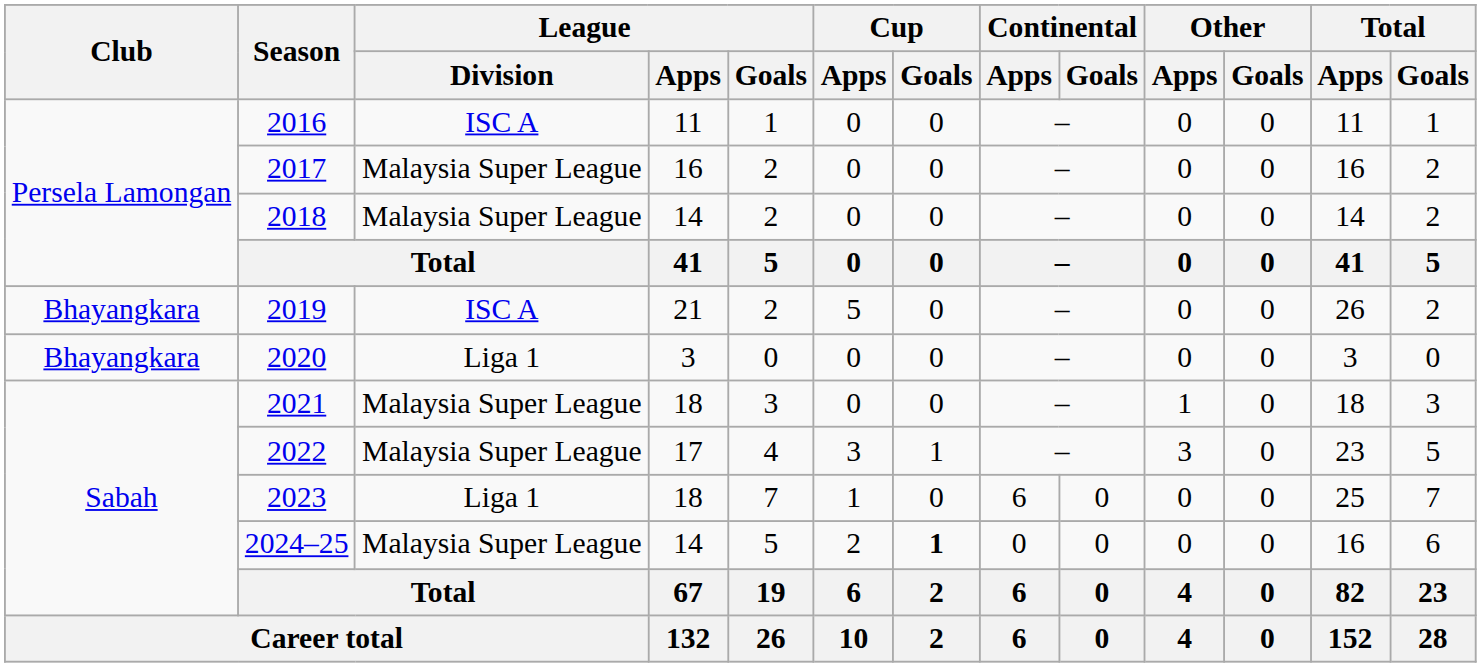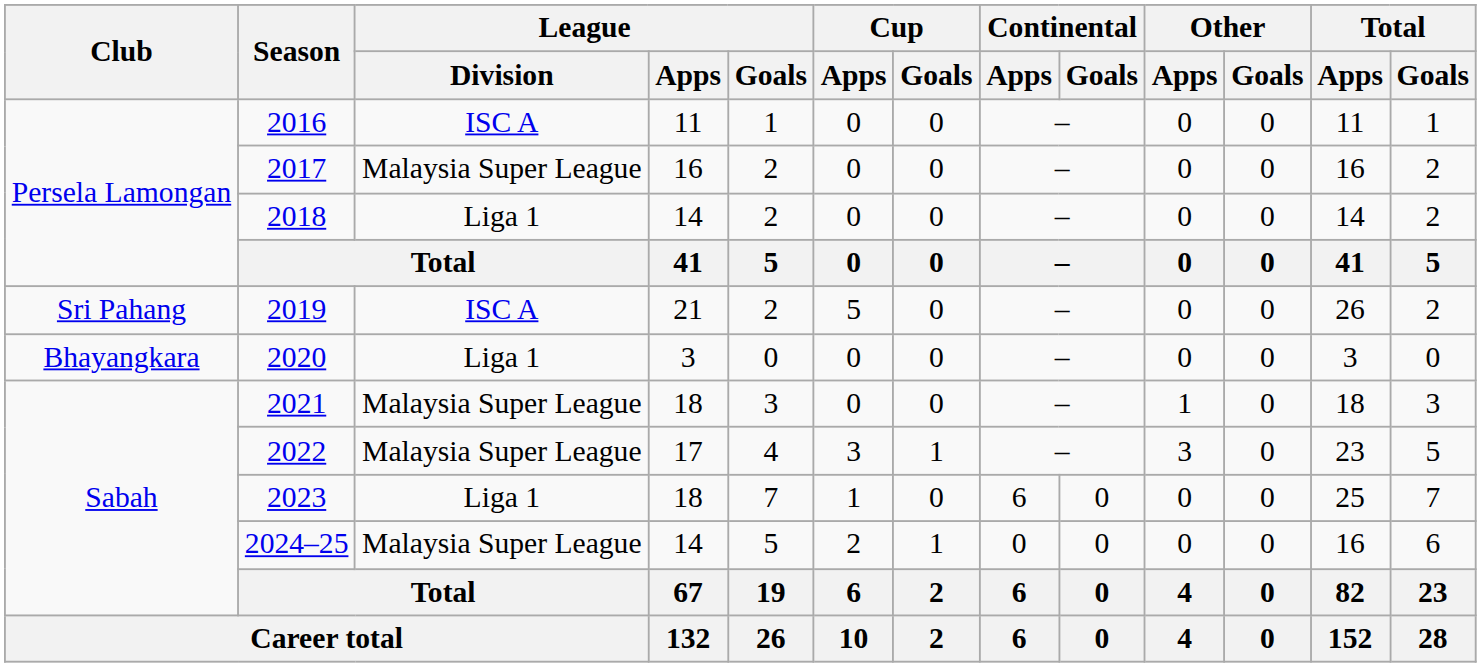(502, 215) Malaysia Super League -> (502, 215) Liga 1
(121, 309) Bhayangkara -> (121, 309) Sri Pahang
(936, 544) bold -> (936, 544) normal
